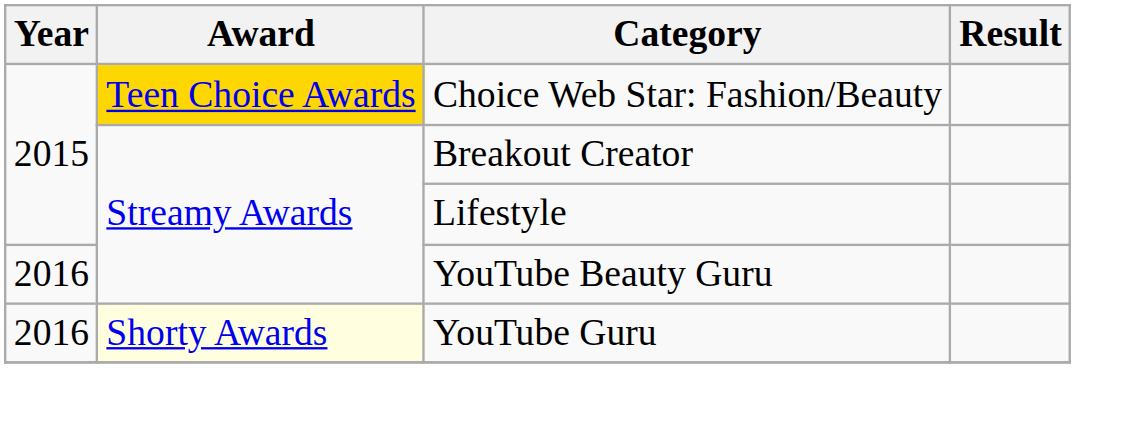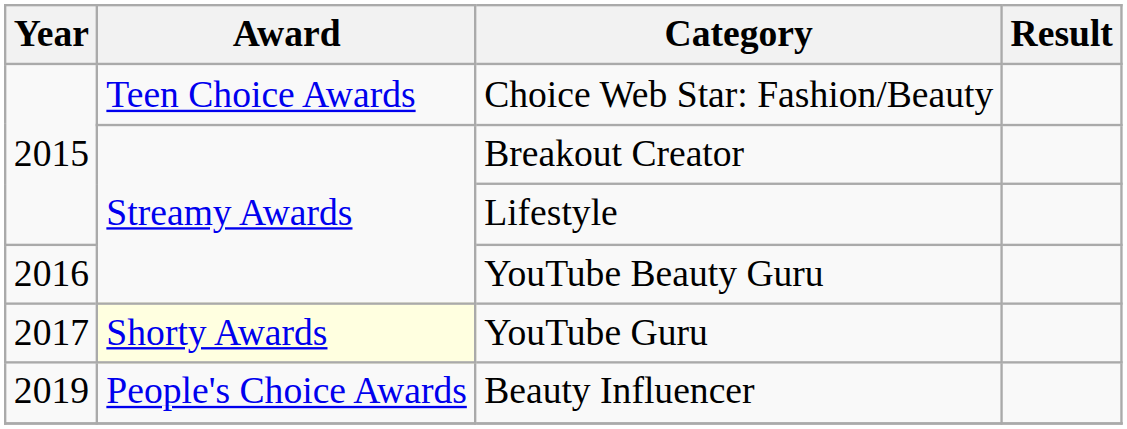(261, 93) gold background -> (261, 93) no background
(51, 332) 2016 -> (51, 332) 2017
+ row: (619, 392)
